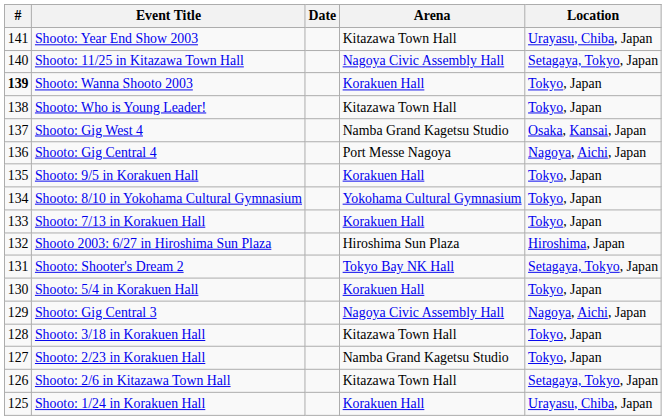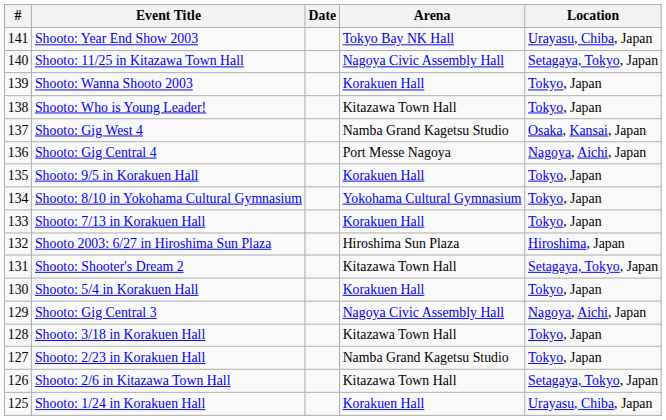(400, 39) Kitazawa Town Hall -> (398, 39) Tokyo Bay NK Hall
(18, 84) bold -> (18, 84) normal
(398, 267) Tokyo Bay NK Hall -> (400, 267) Kitazawa Town Hall
